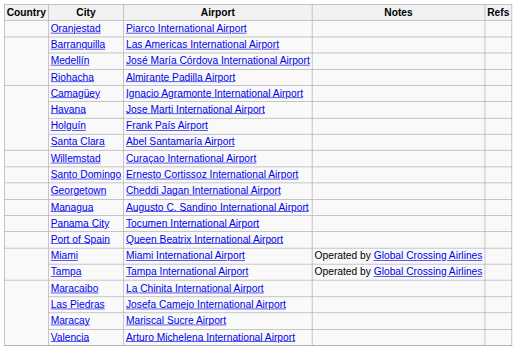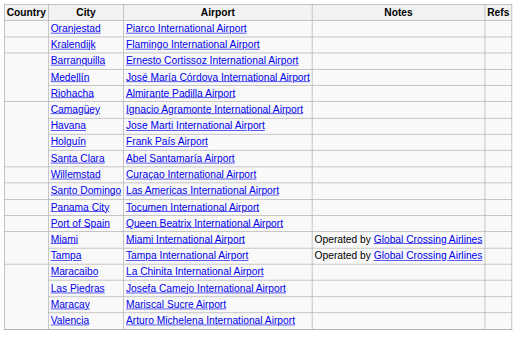+ row: (73, 45)
(203, 45) Las Americas International Airport -> (212, 61) Ernesto Cortissoz International Airport
(212, 175) Ernesto Cortissoz International Airport -> (203, 191) Las Americas International Airport
- row: (79, 191)
- row: (72, 207)
